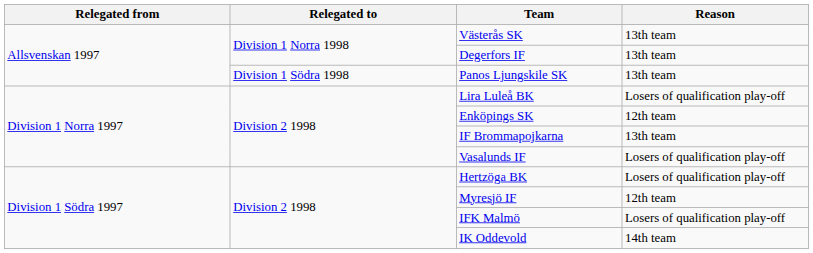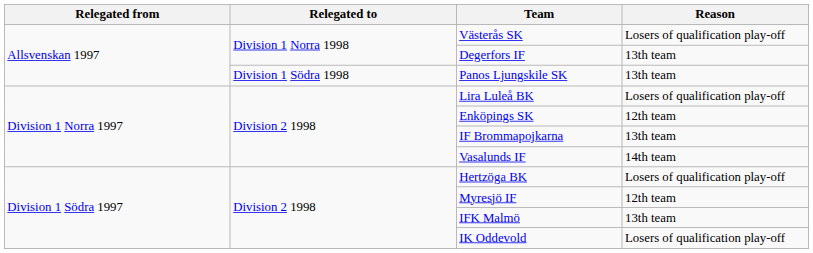(650, 34) 13th team -> (705, 34) Losers of qualification play-off
(705, 156) Losers of qualification play-off -> (650, 156) 14th team
(705, 217) Losers of qualification play-off -> (650, 217) 13th team
(650, 237) 14th team -> (705, 237) Losers of qualification play-off
